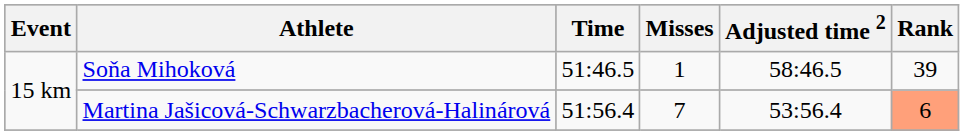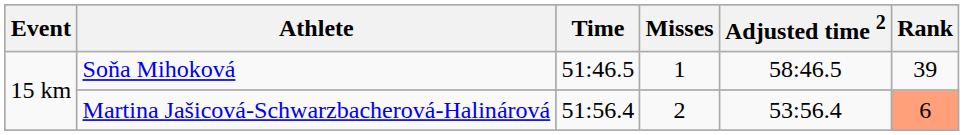(680, 110) 7 -> (680, 110) 2
